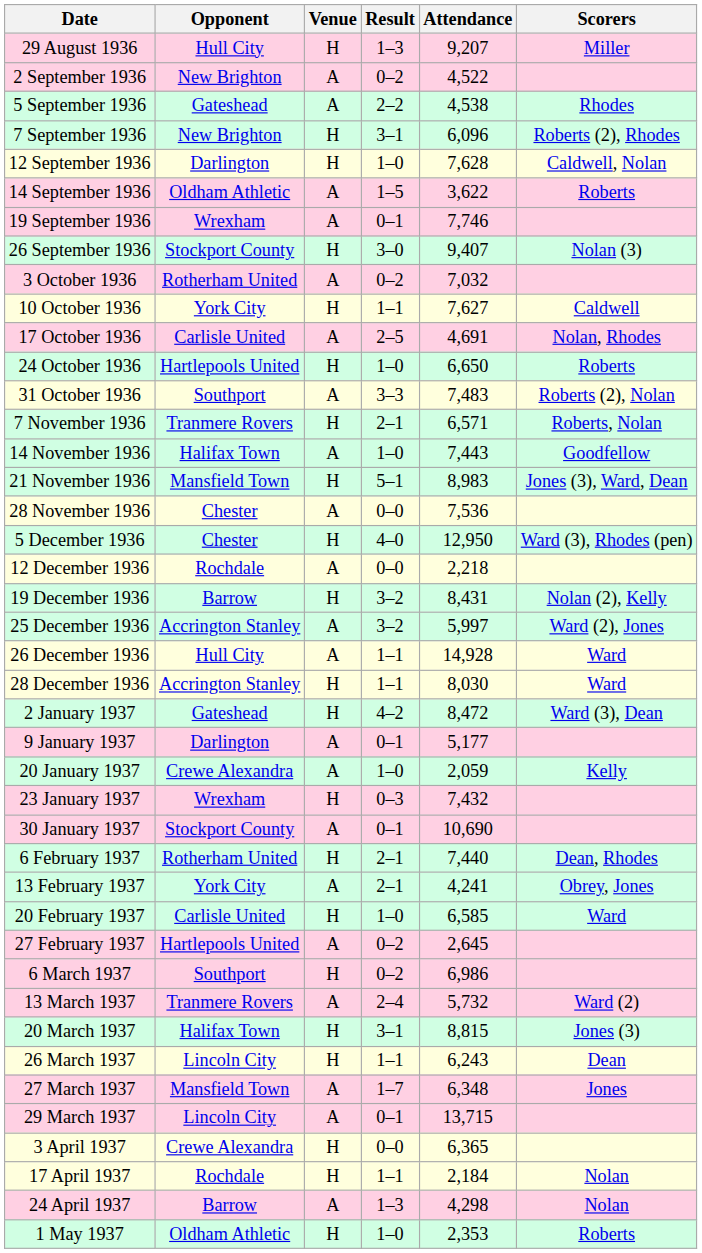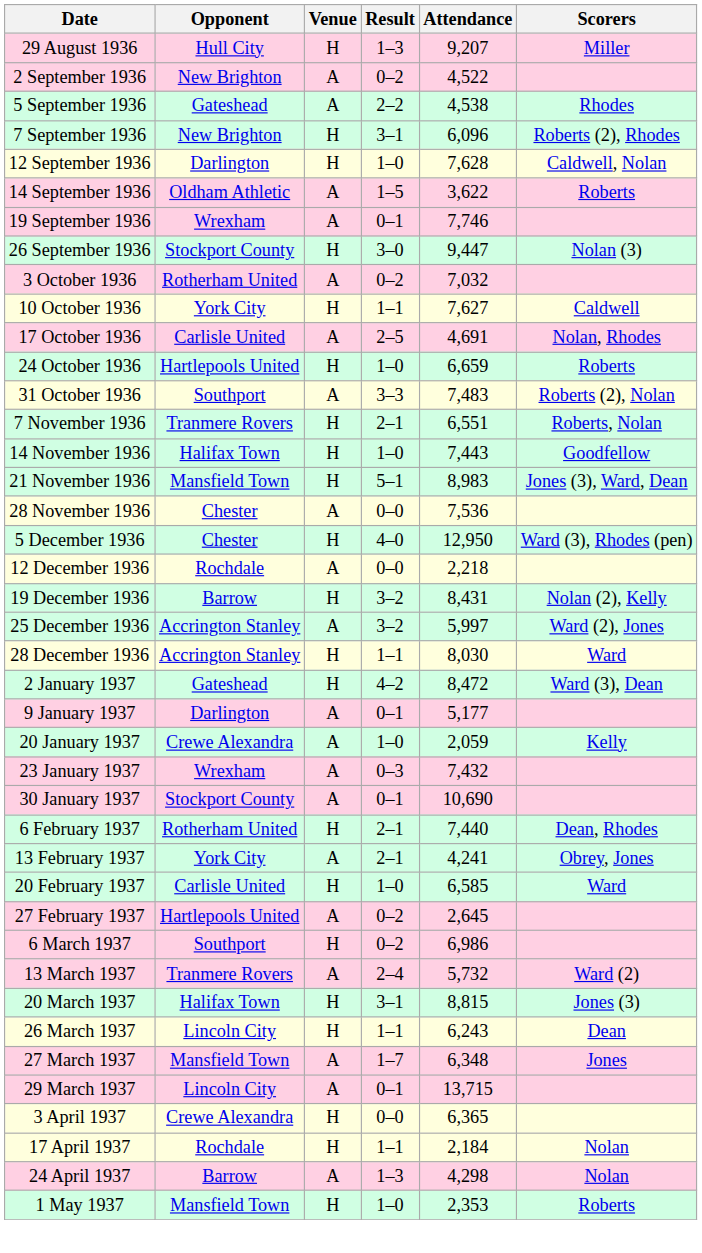(468, 250) 9,407 -> (468, 250) 9,447
(468, 366) 6,650 -> (468, 366) 6,659
(468, 423) 6,571 -> (468, 423) 6,551
(333, 452) A -> (333, 452) H
- row: (80, 655)
(333, 800) H -> (333, 771) A
(230, 1233) Oldham Athletic -> (230, 1204) Mansfield Town
